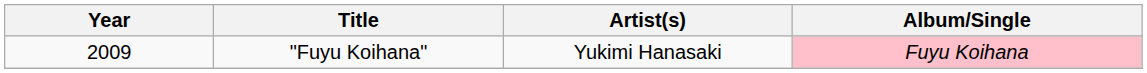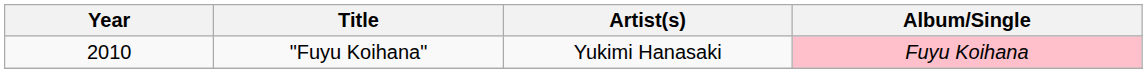(109, 52) 2009 -> (109, 52) 2010
